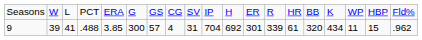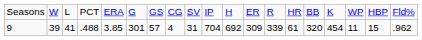(136, 27) 300 -> (136, 27) 301
(254, 27) 301 -> (254, 27) 309
(335, 27) 434 -> (335, 27) 454
